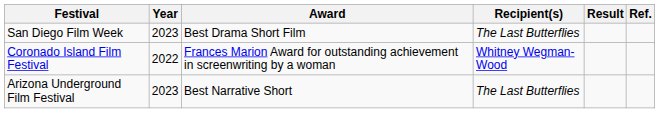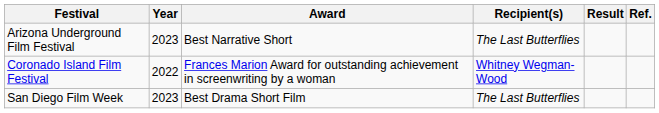rows swapped: (64, 91) <-> (65, 33)
